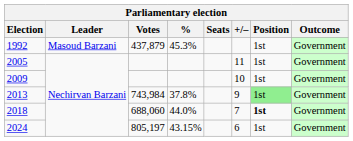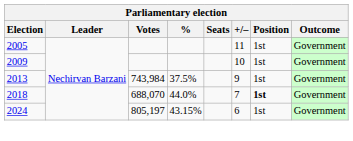- row: (17, 45)
(183, 95) 37.8% -> (183, 78) 37.5%
(259, 95) lightgreen background -> (259, 78) no background
(148, 111) 688,060 -> (148, 95) 688,070
